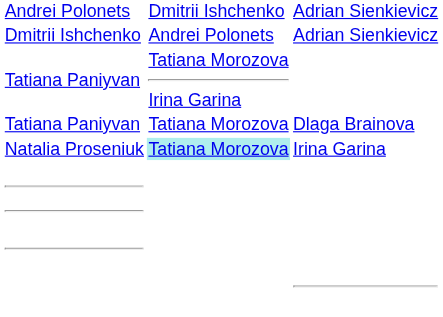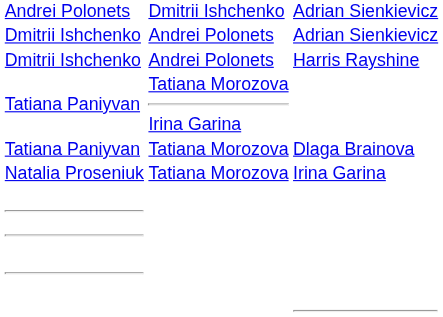+ row: (73, 60)
(219, 148) paleturquoise background -> (219, 173) no background
